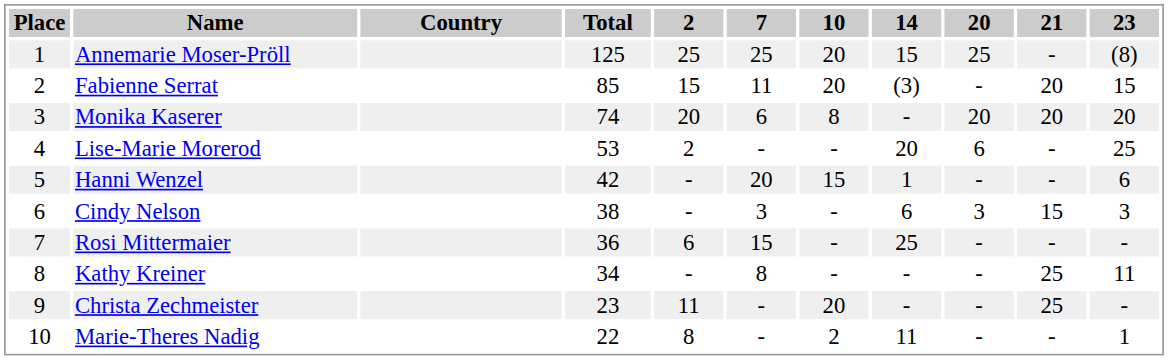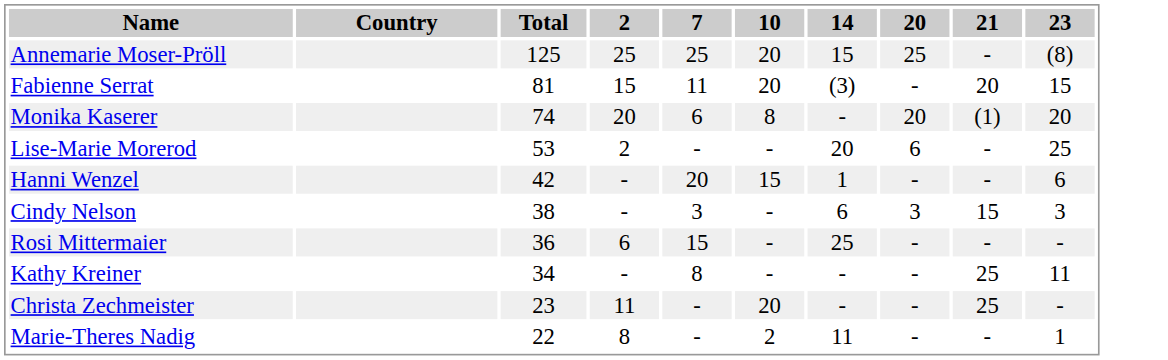- column: (39, 23)
(608, 86) 85 -> (544, 86) 81
(1052, 117) 20 -> (987, 117) (1)
